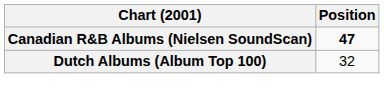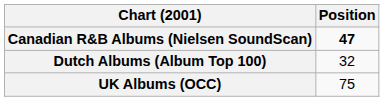+ row: (160, 84)
